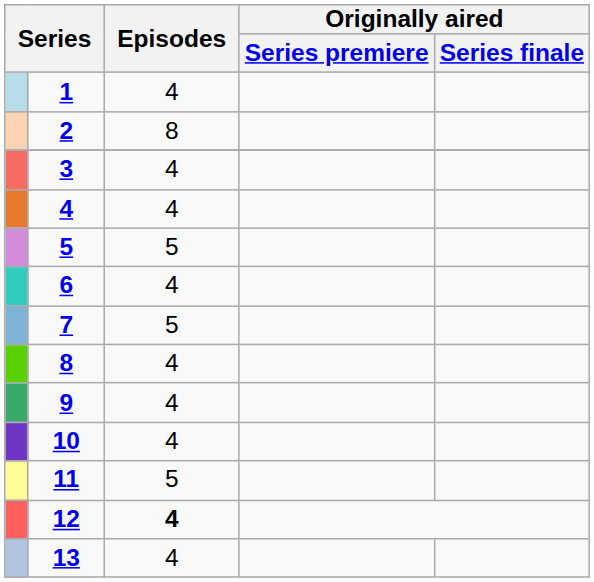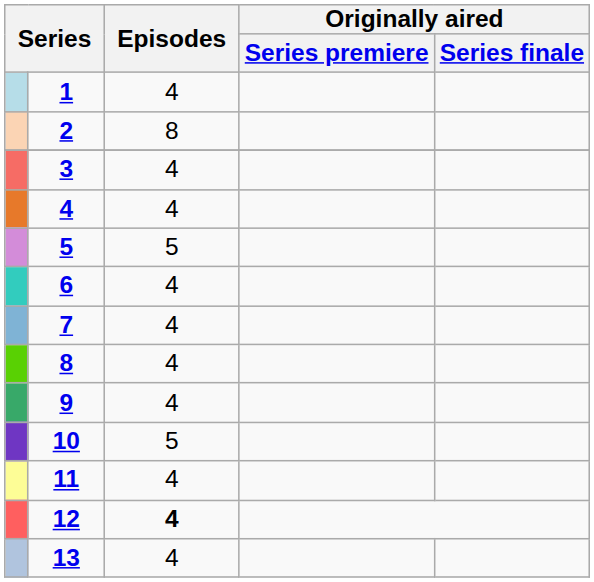(172, 324) 5 -> (172, 324) 4
(172, 441) 4 -> (172, 441) 5
(172, 480) 5 -> (172, 480) 4
